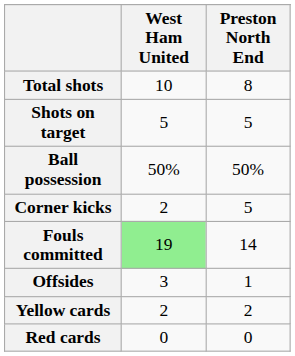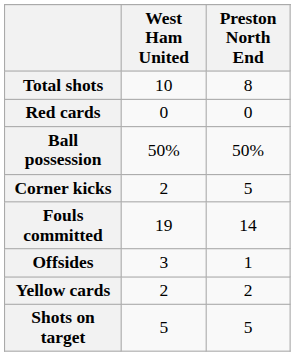rows swapped: (63, 122) <-> (63, 337)
(164, 244) lightgreen background -> (164, 225) no background
